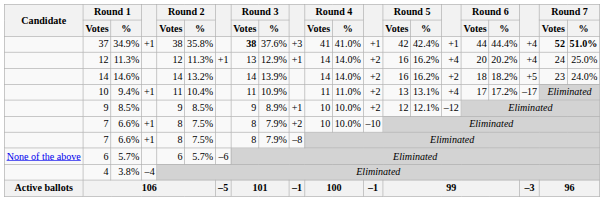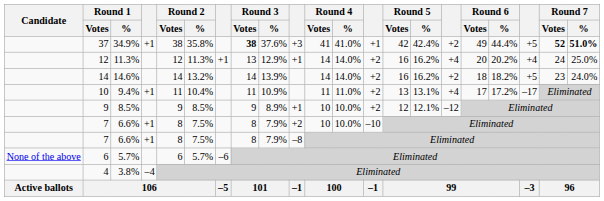(454, 44) +1 -> (454, 44) +2
(482, 44) 44 -> (482, 44) 49
(532, 44) +4 -> (532, 44) +5
